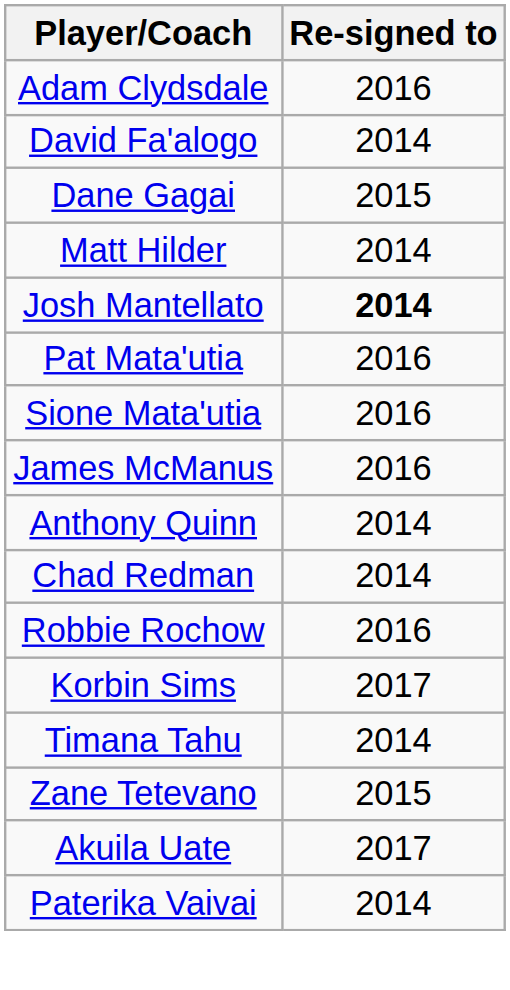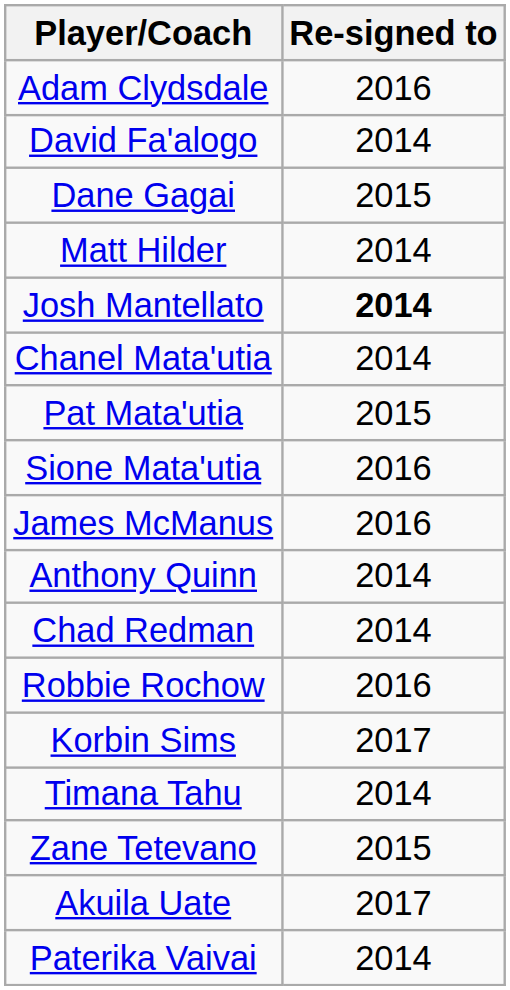+ row: (143, 359)
(393, 359) 2016 -> (393, 413) 2015
